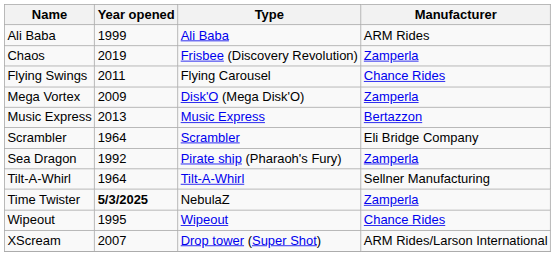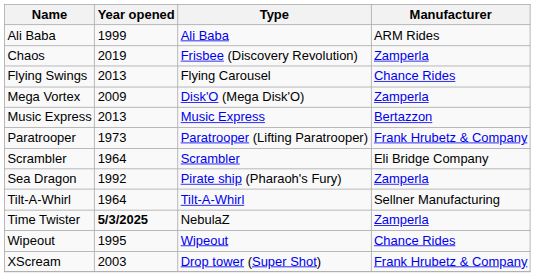(112, 76) 2011 -> (112, 76) 2013
+ row: (42, 138)
(112, 240) 2007 -> (112, 261) 2003
(456, 240) ARM Rides/Larson International -> (451, 261) Frank Hrubetz & Company
